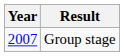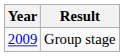(23, 39) 2007 -> (23, 39) 2009
